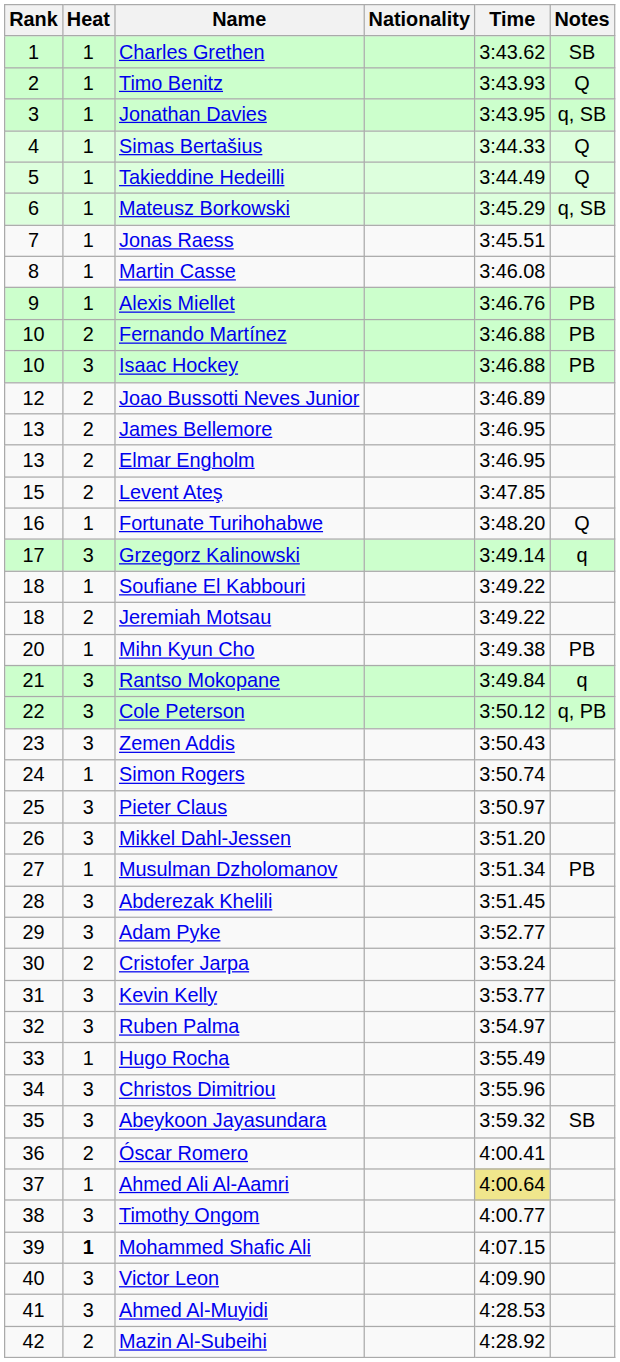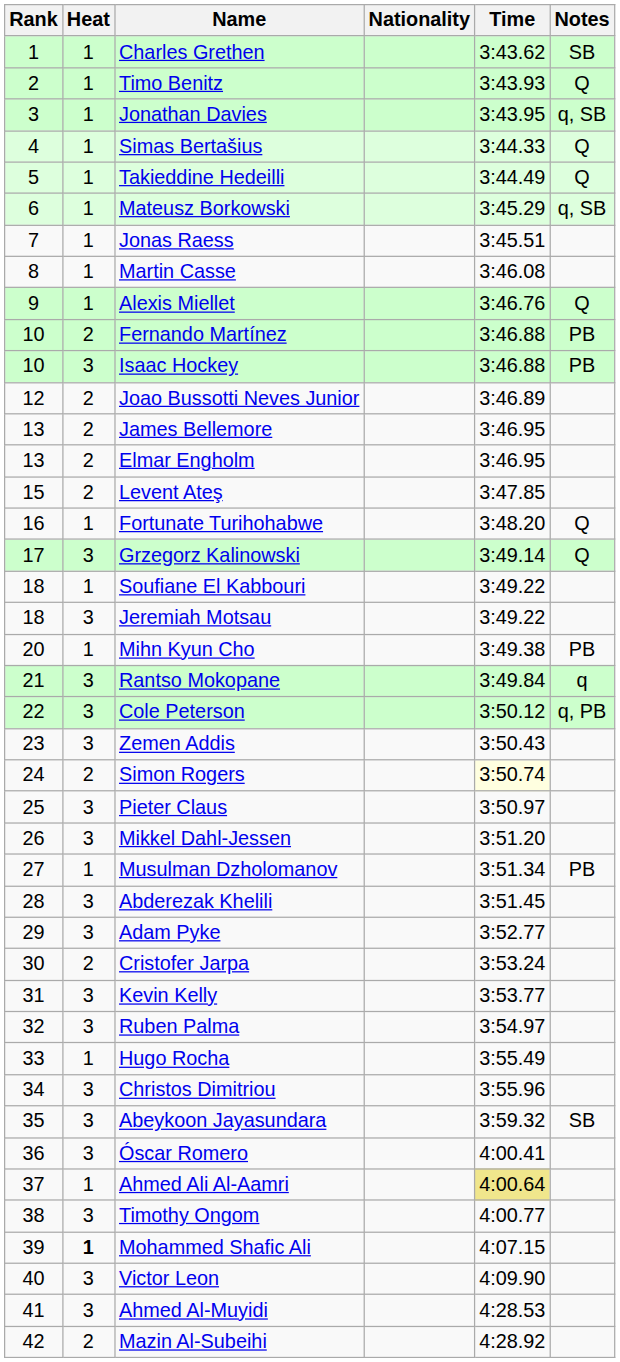(582, 303) PB -> (582, 303) Q
(582, 555) q -> (582, 555) Q
(88, 618) 2 -> (88, 618) 3
(88, 775) 1 -> (88, 775) 2
(512, 775) no background -> (512, 775) lightyellow background
(88, 1152) 2 -> (88, 1152) 3
